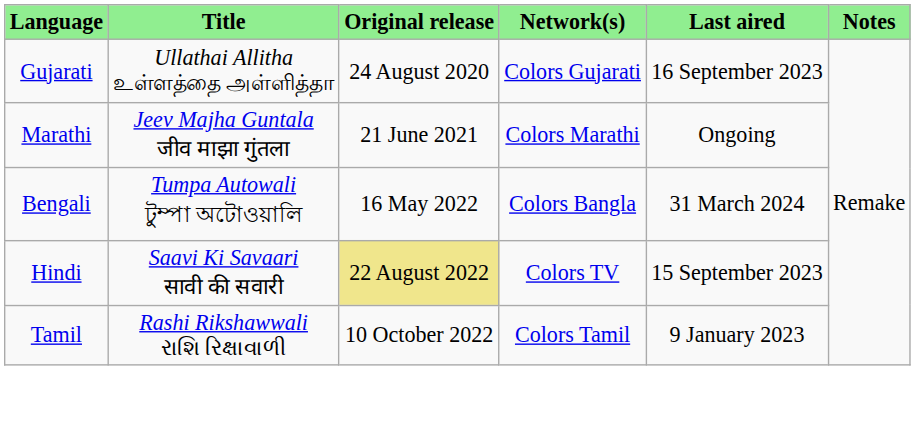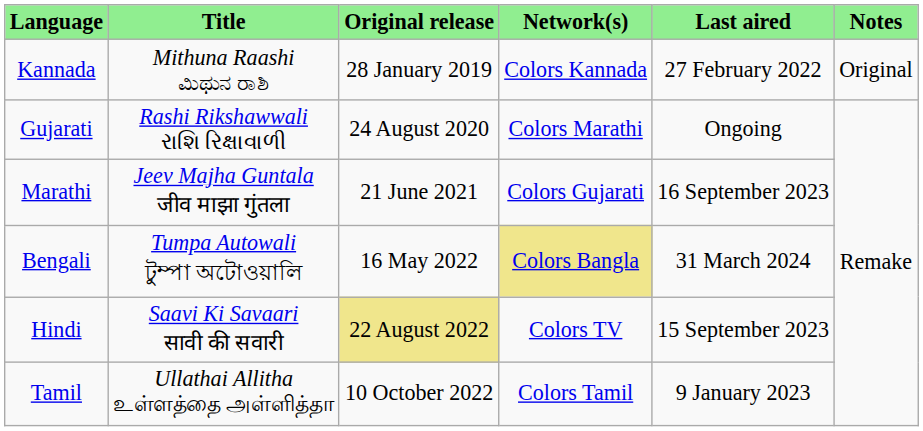+ row: (56, 69)
(224, 69) Ullathai Allitha உள்ளத்தை அள்ளித்தா -> (224, 129) Rashi Rikshawwali રાશિ રિક્ષાવાળી
(573, 70) Colors Gujarati -> (576, 129) Colors Marathi
(737, 70) 16 September 2023 -> (743, 129) Ongoing
(573, 134) Colors Marathi -> (576, 191) Colors Gujarati
(737, 134) Ongoing -> (743, 191) 16 September 2023
(573, 203) no background -> (576, 260) khaki background
(224, 335) Rashi Rikshawwali રાશિ રિક્ષાવાળી -> (224, 392) Ullathai Allitha உள்ளத்தை அள்ளித்தா
